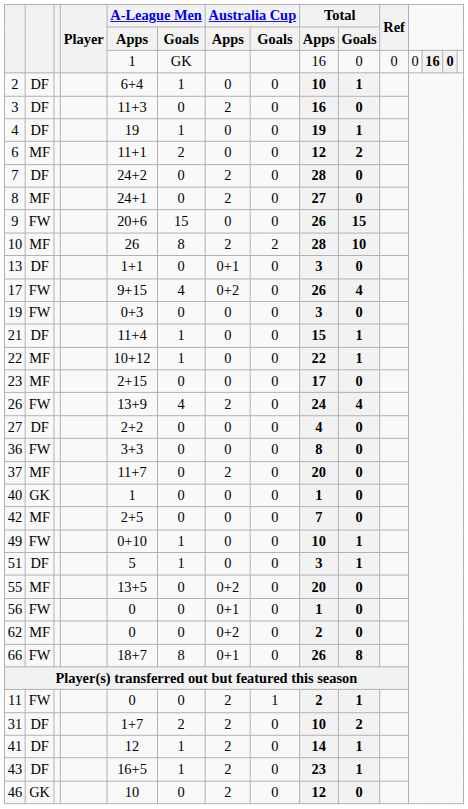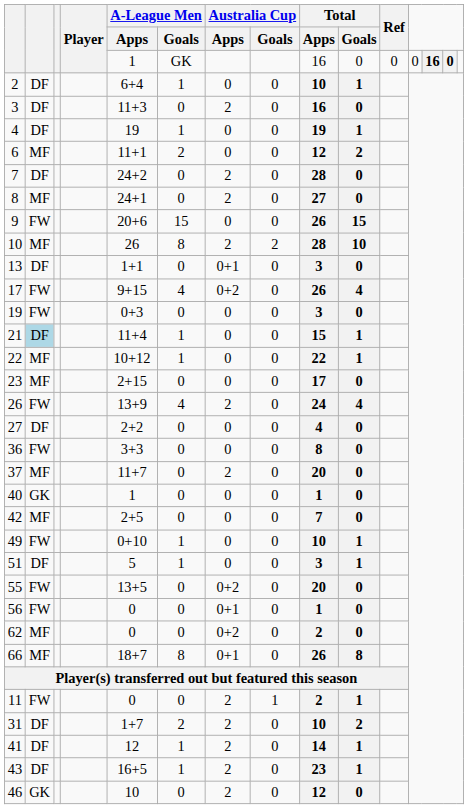(40, 335) no background -> (40, 335) lightblue background
(40, 586) MF -> (40, 586) FW
(40, 655) FW -> (40, 655) MF
